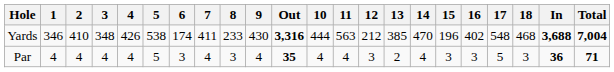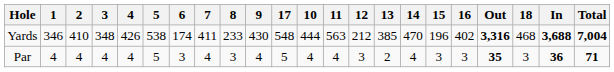columns swapped: (289, 14) <-> (500, 14)
